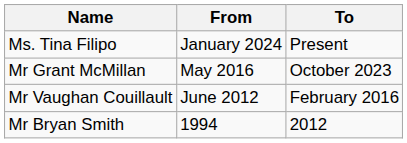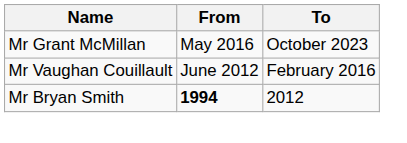- row: (63, 44)
(199, 124) normal -> (199, 97) bold
